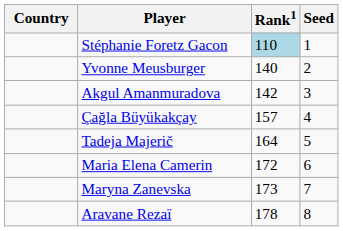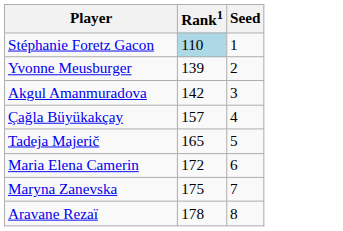- column: (41, 18)
(266, 68) 140 -> (193, 68) 139
(266, 141) 164 -> (193, 141) 165
(266, 189) 173 -> (193, 189) 175
